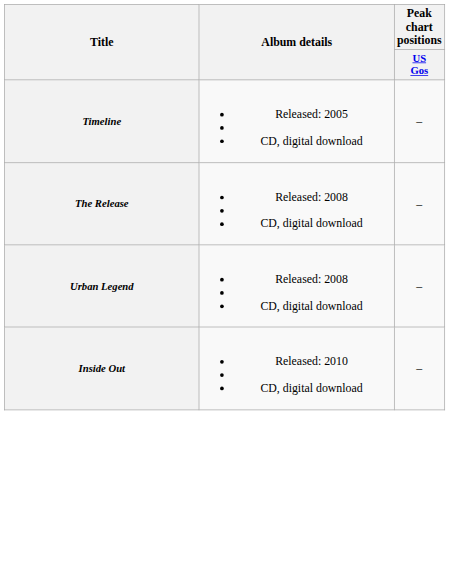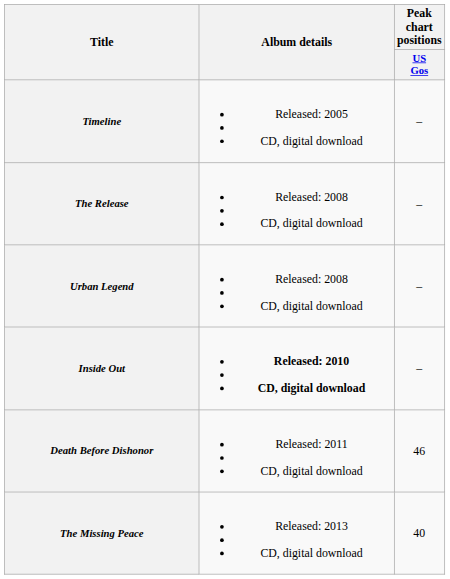(297, 375) normal -> (297, 375) bold
+ row: (102, 450)
+ row: (102, 533)
